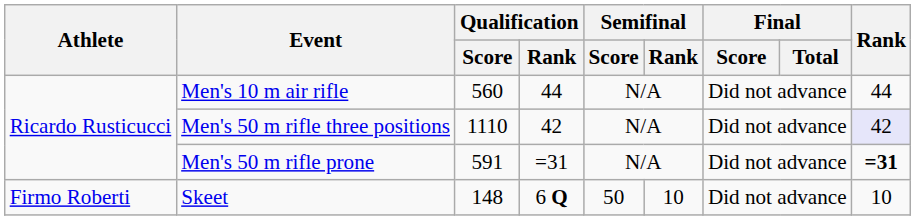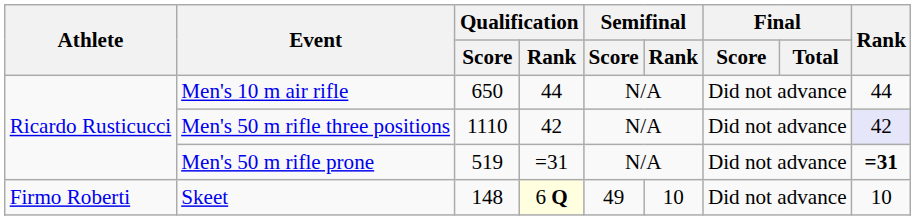(487, 92) 560 -> (487, 92) 650
(487, 161) 591 -> (487, 161) 519
(552, 196) no background -> (552, 196) lightyellow background
(614, 196) 50 -> (614, 196) 49
